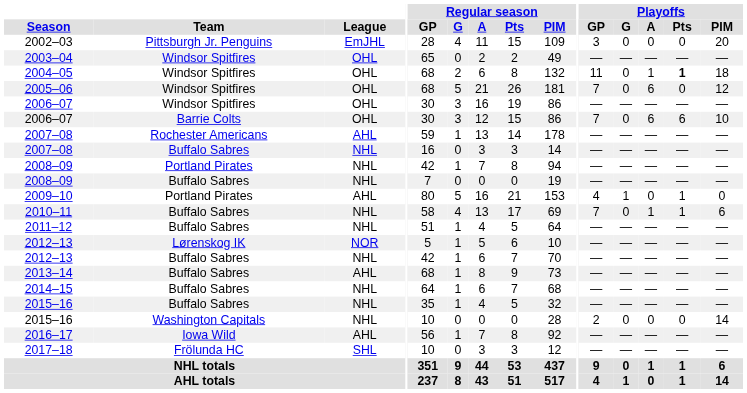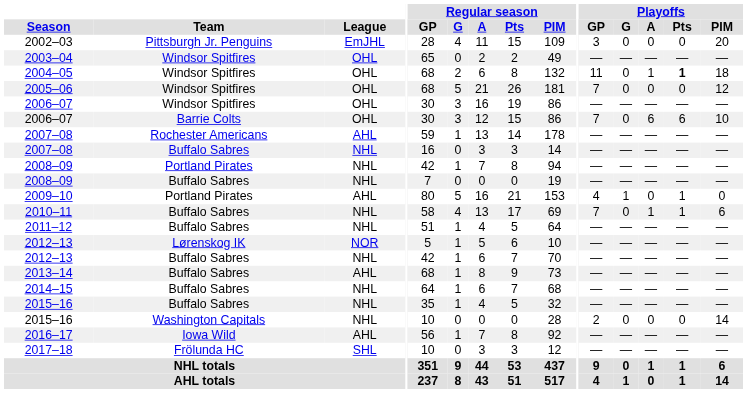(651, 88) 6 -> (651, 88) 0
